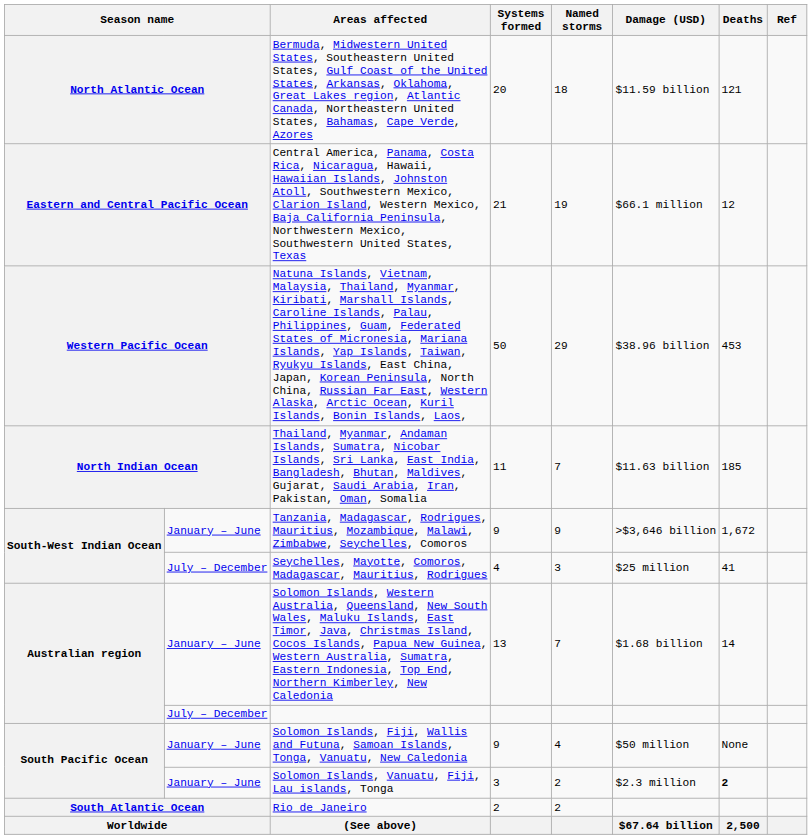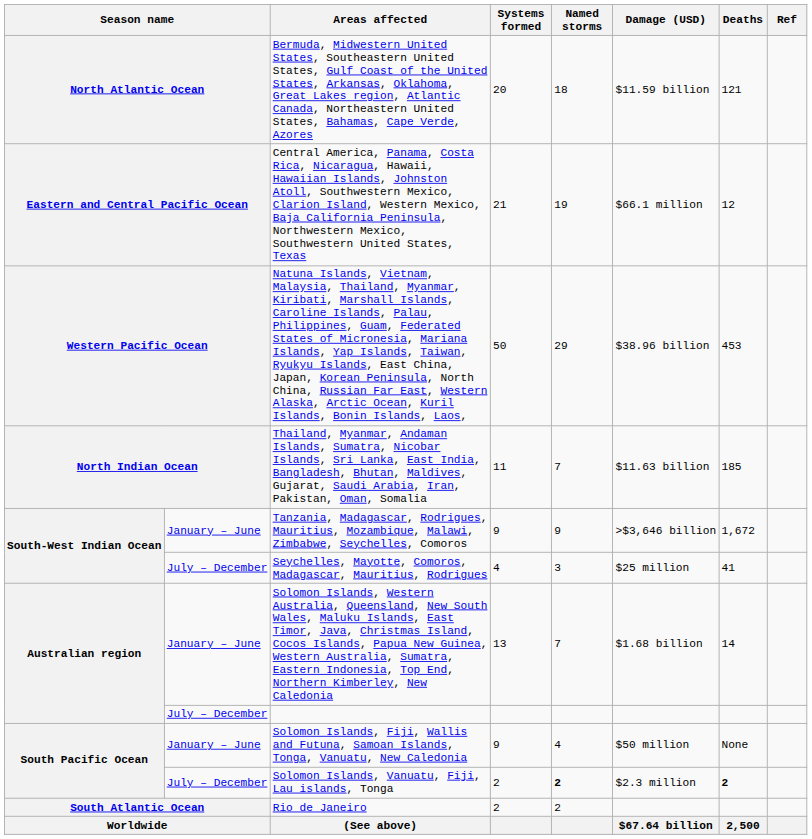(214, 783) January – June -> (217, 783) July – December
(496, 783) 3 -> (496, 783) 2
(558, 783) normal -> (558, 783) bold
